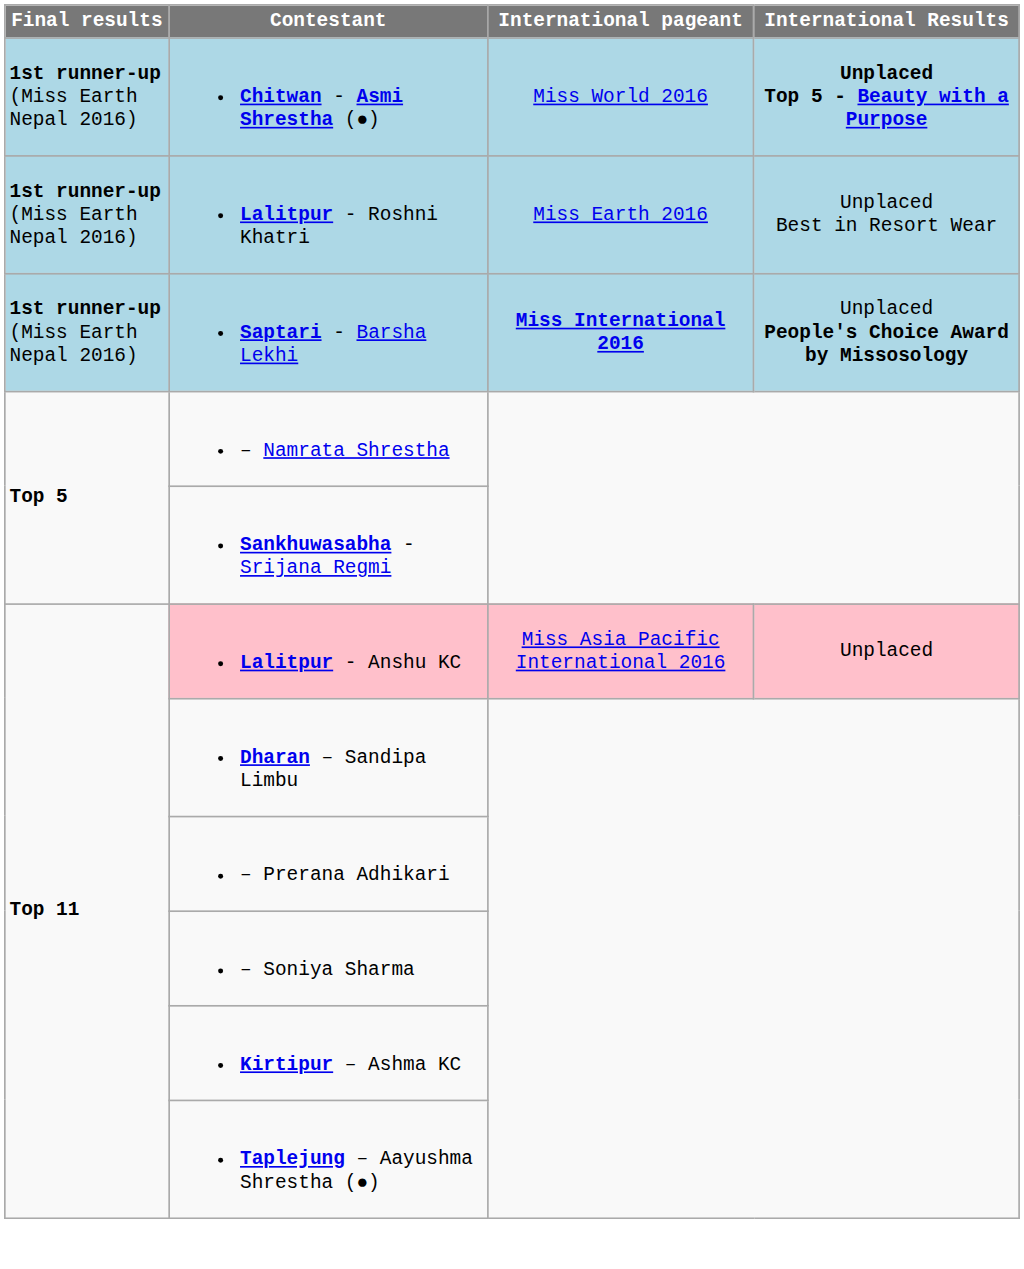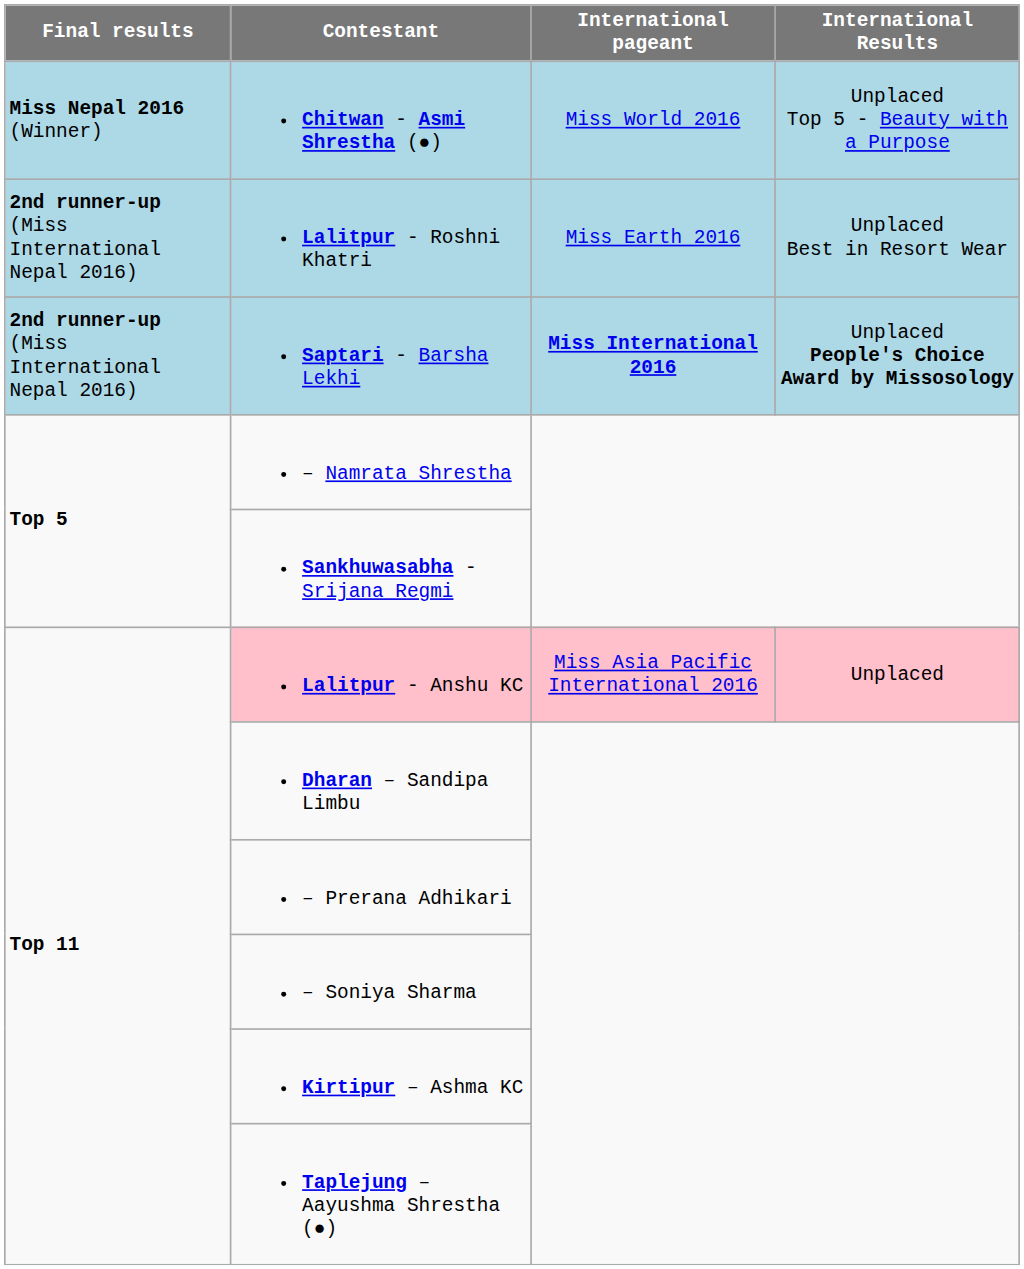(85, 96) 1st runner-up (Miss Earth Nepal 2016) -> (97, 119) Miss Nepal 2016 (Winner)
(887, 96) bold -> (897, 119) normal
(85, 214) 1st runner-up (Miss Earth Nepal 2016) -> (85, 237) 2nd runner-up (Miss International Nepal 2016)
(85, 332) 1st runner-up (Miss Earth Nepal 2016) -> (85, 355) 2nd runner-up (Miss International Nepal 2016)
